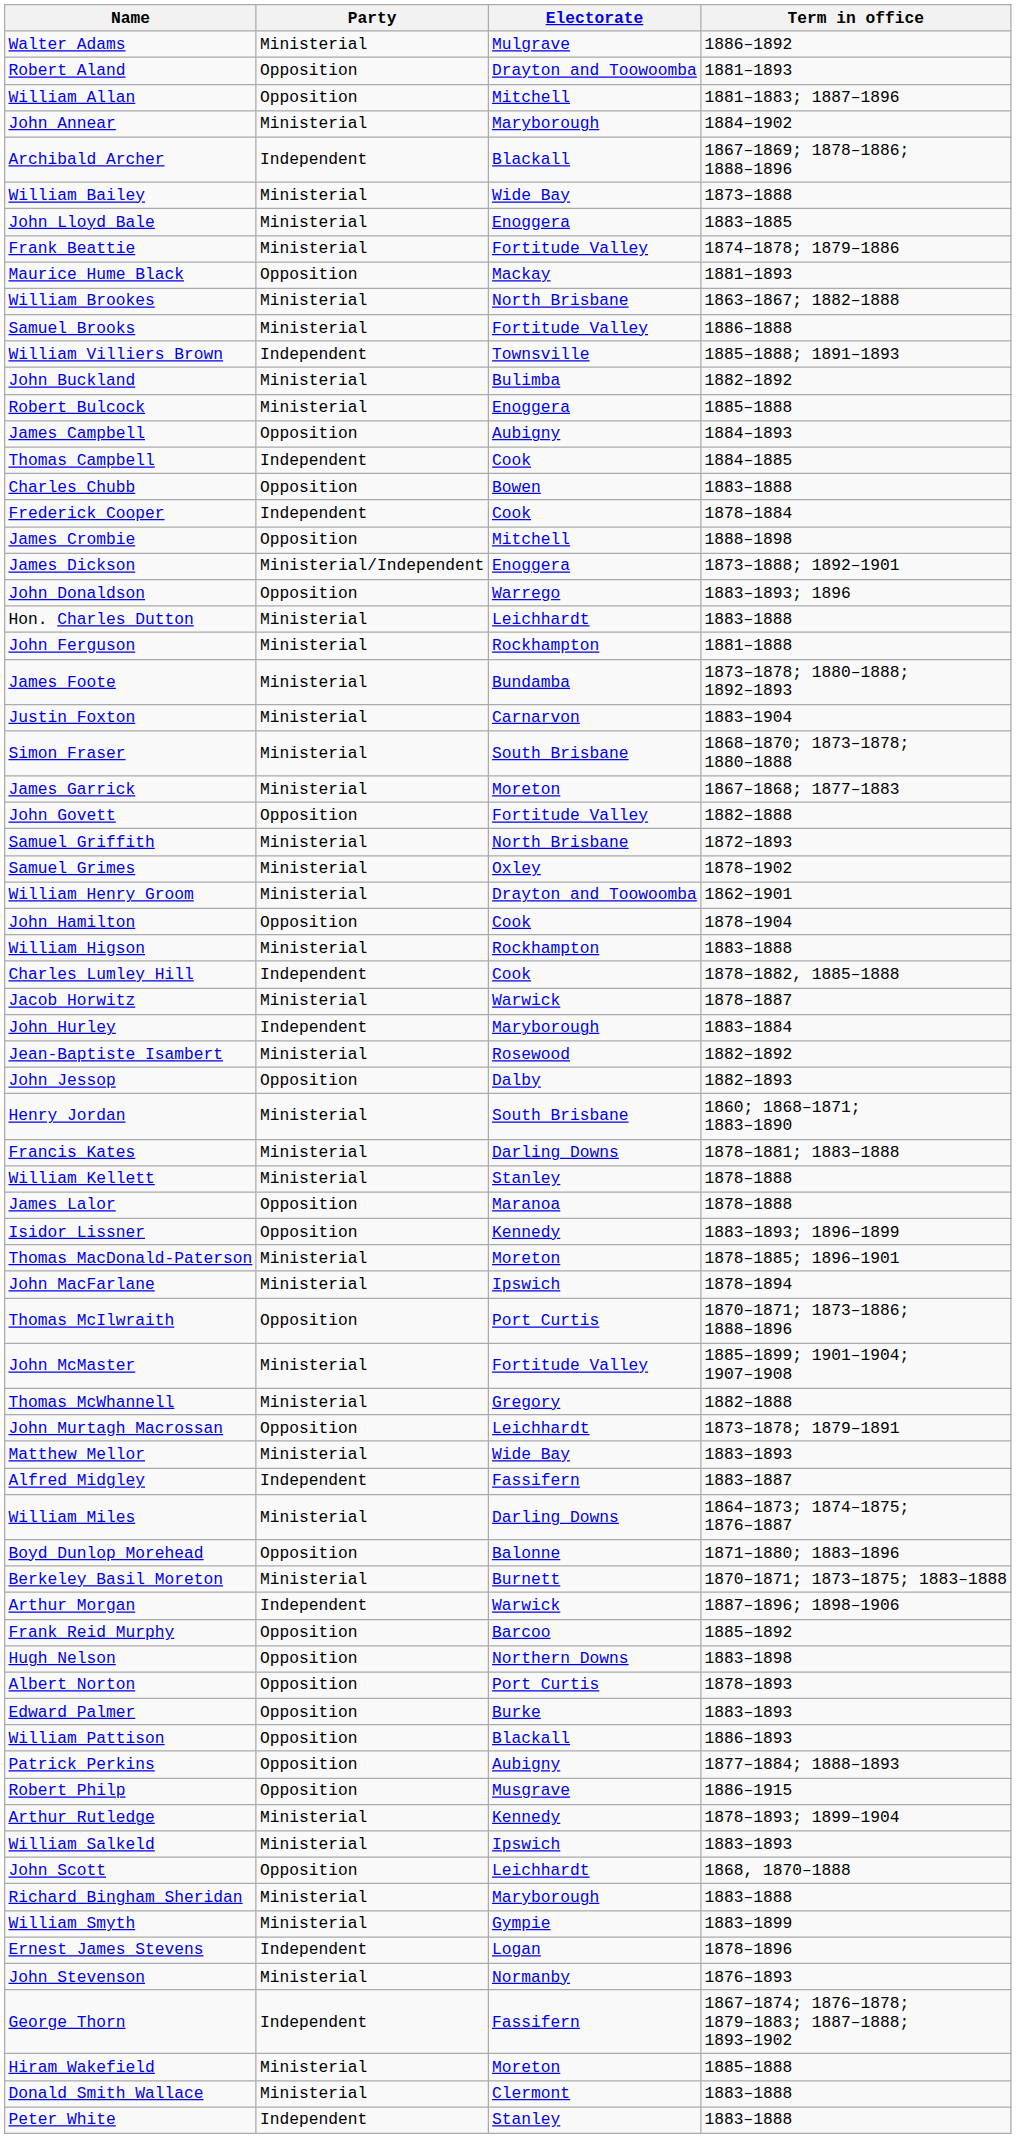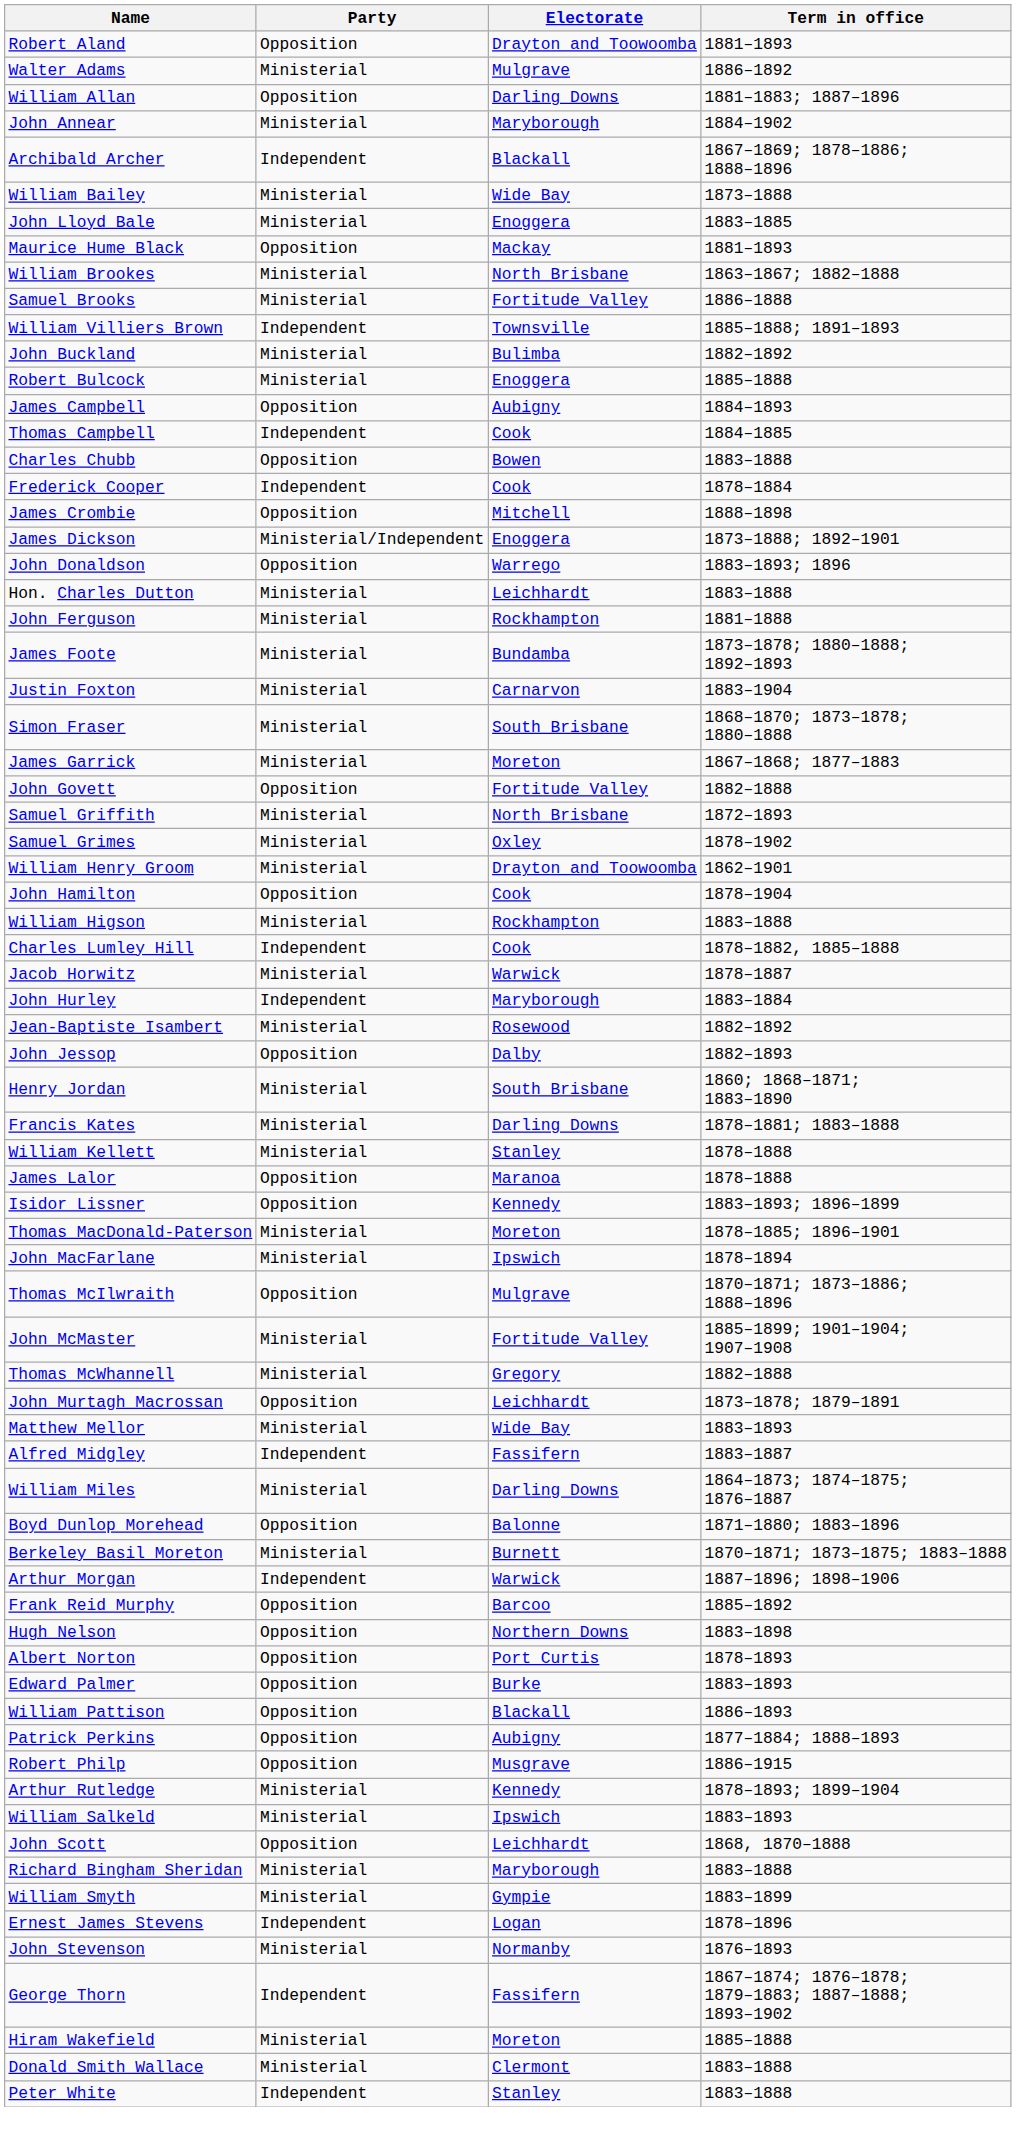rows swapped: (67, 44) <-> (67, 71)
(531, 97) Mitchell -> (555, 97) Darling Downs
- row: (72, 248)
(546, 1321) Port Curtis -> (531, 1294) Mulgrave
